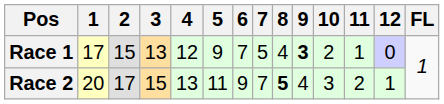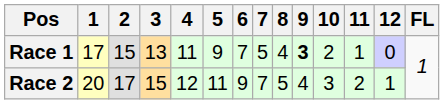(187, 51) 12 -> (187, 51) 11
(187, 83) 13 -> (187, 83) 12
(283, 83) bold -> (283, 83) normal
